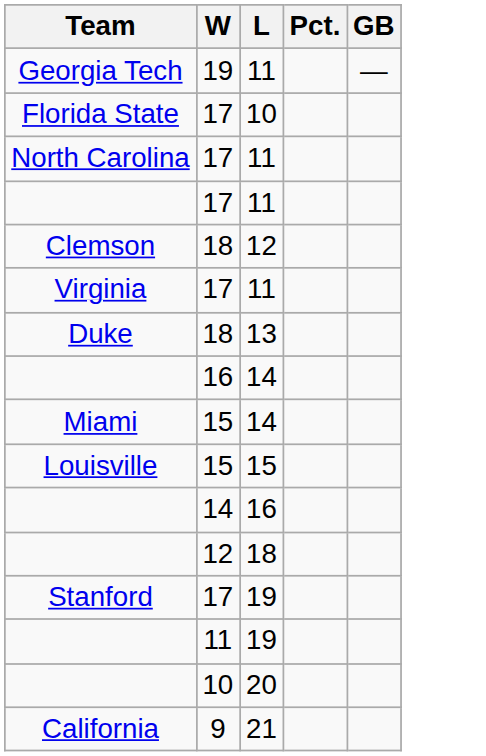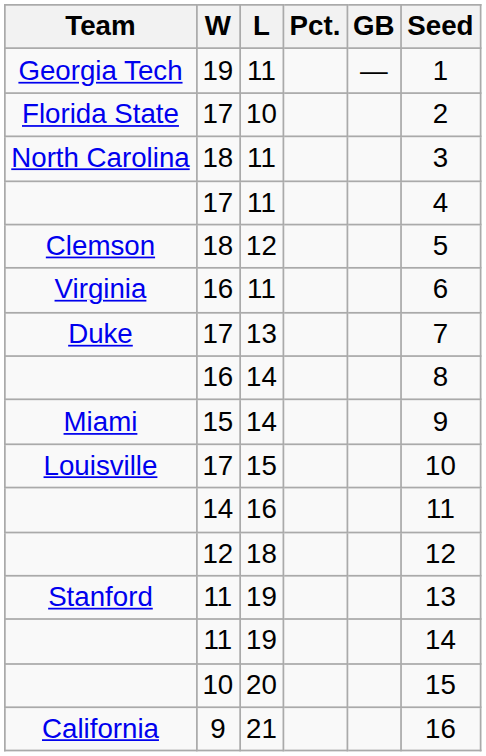+ column: (440, 26)
(218, 158) 17 -> (218, 158) 18
(218, 289) 17 -> (218, 289) 16
(218, 333) 18 -> (218, 333) 17
(218, 465) 15 -> (218, 465) 17
(218, 597) 17 -> (218, 597) 11
